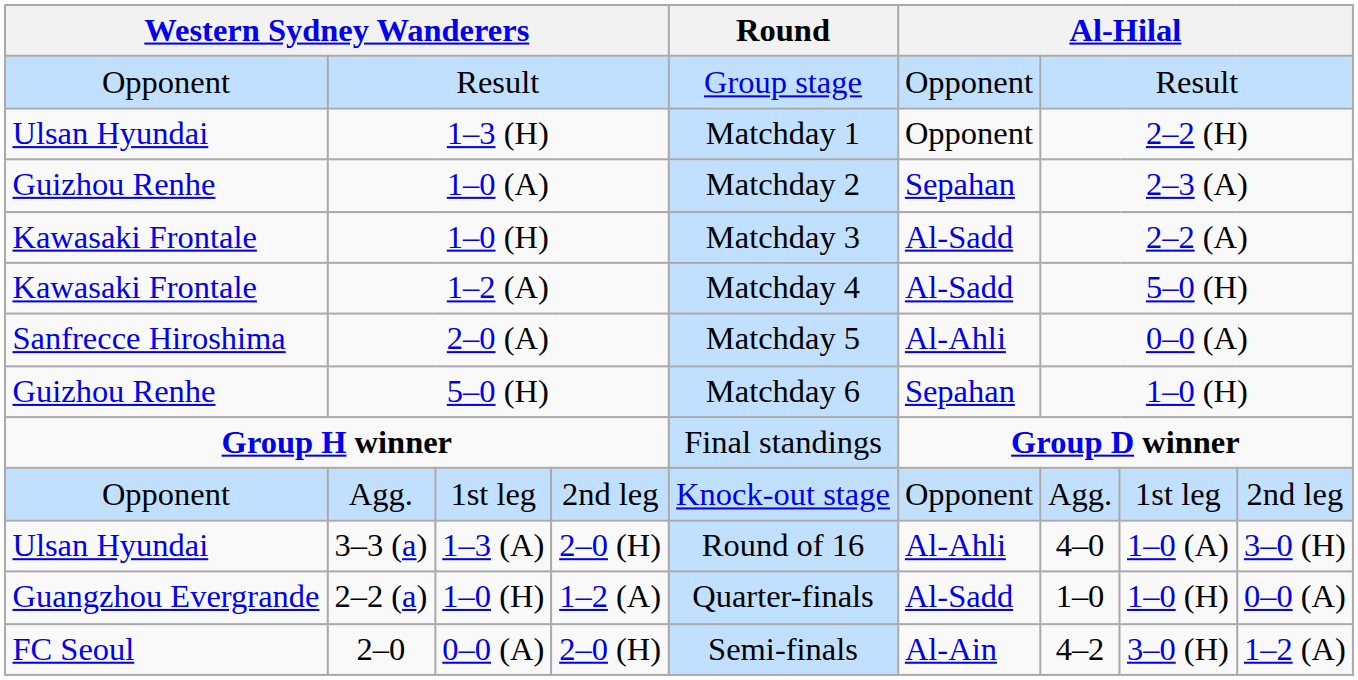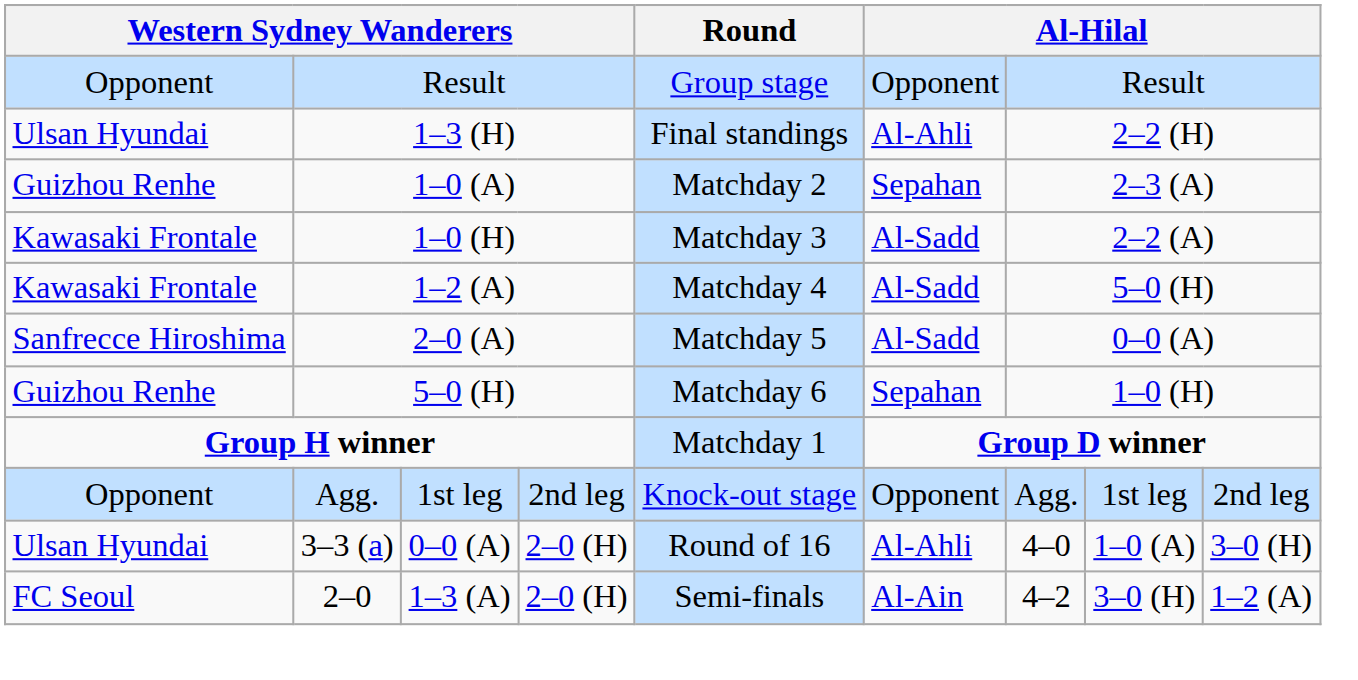(783, 133) Matchday 1 -> (749, 133) Final standings
(969, 133) Opponent -> (922, 133) Al-Ahli
(955, 339) Al-Ahli -> (925, 339) Al-Sadd
(783, 442) Final standings -> (749, 442) Matchday 1
(493, 545) 1–3 (A) -> (460, 545) 0–0 (A)
- row: (381, 596)
(493, 648) 0–0 (A) -> (460, 596) 1–3 (A)
